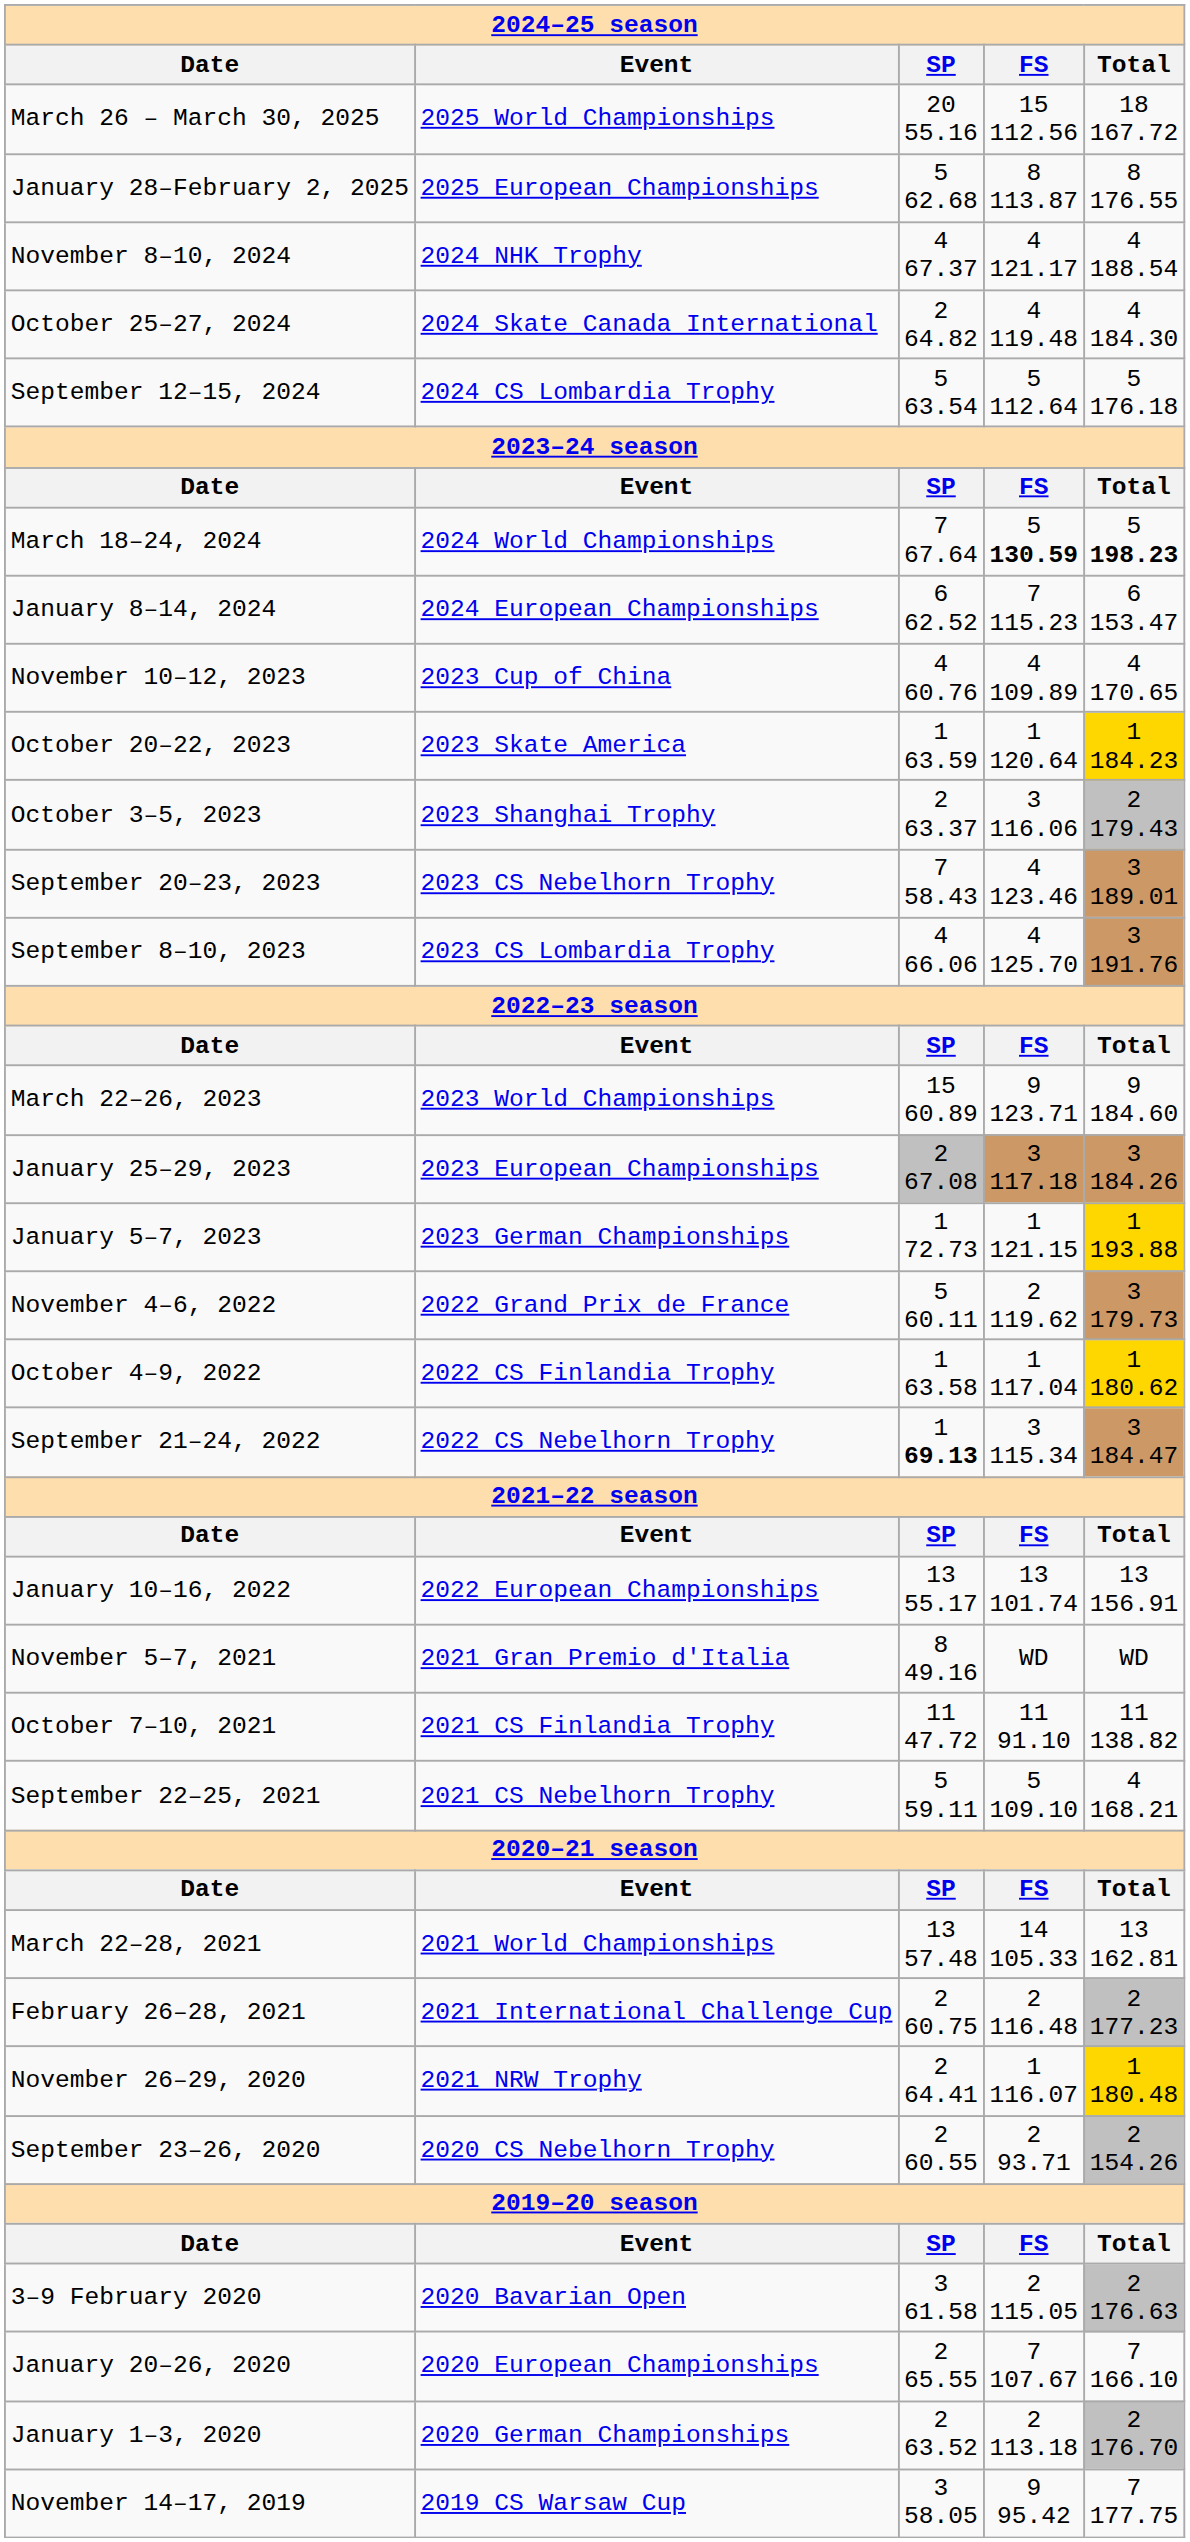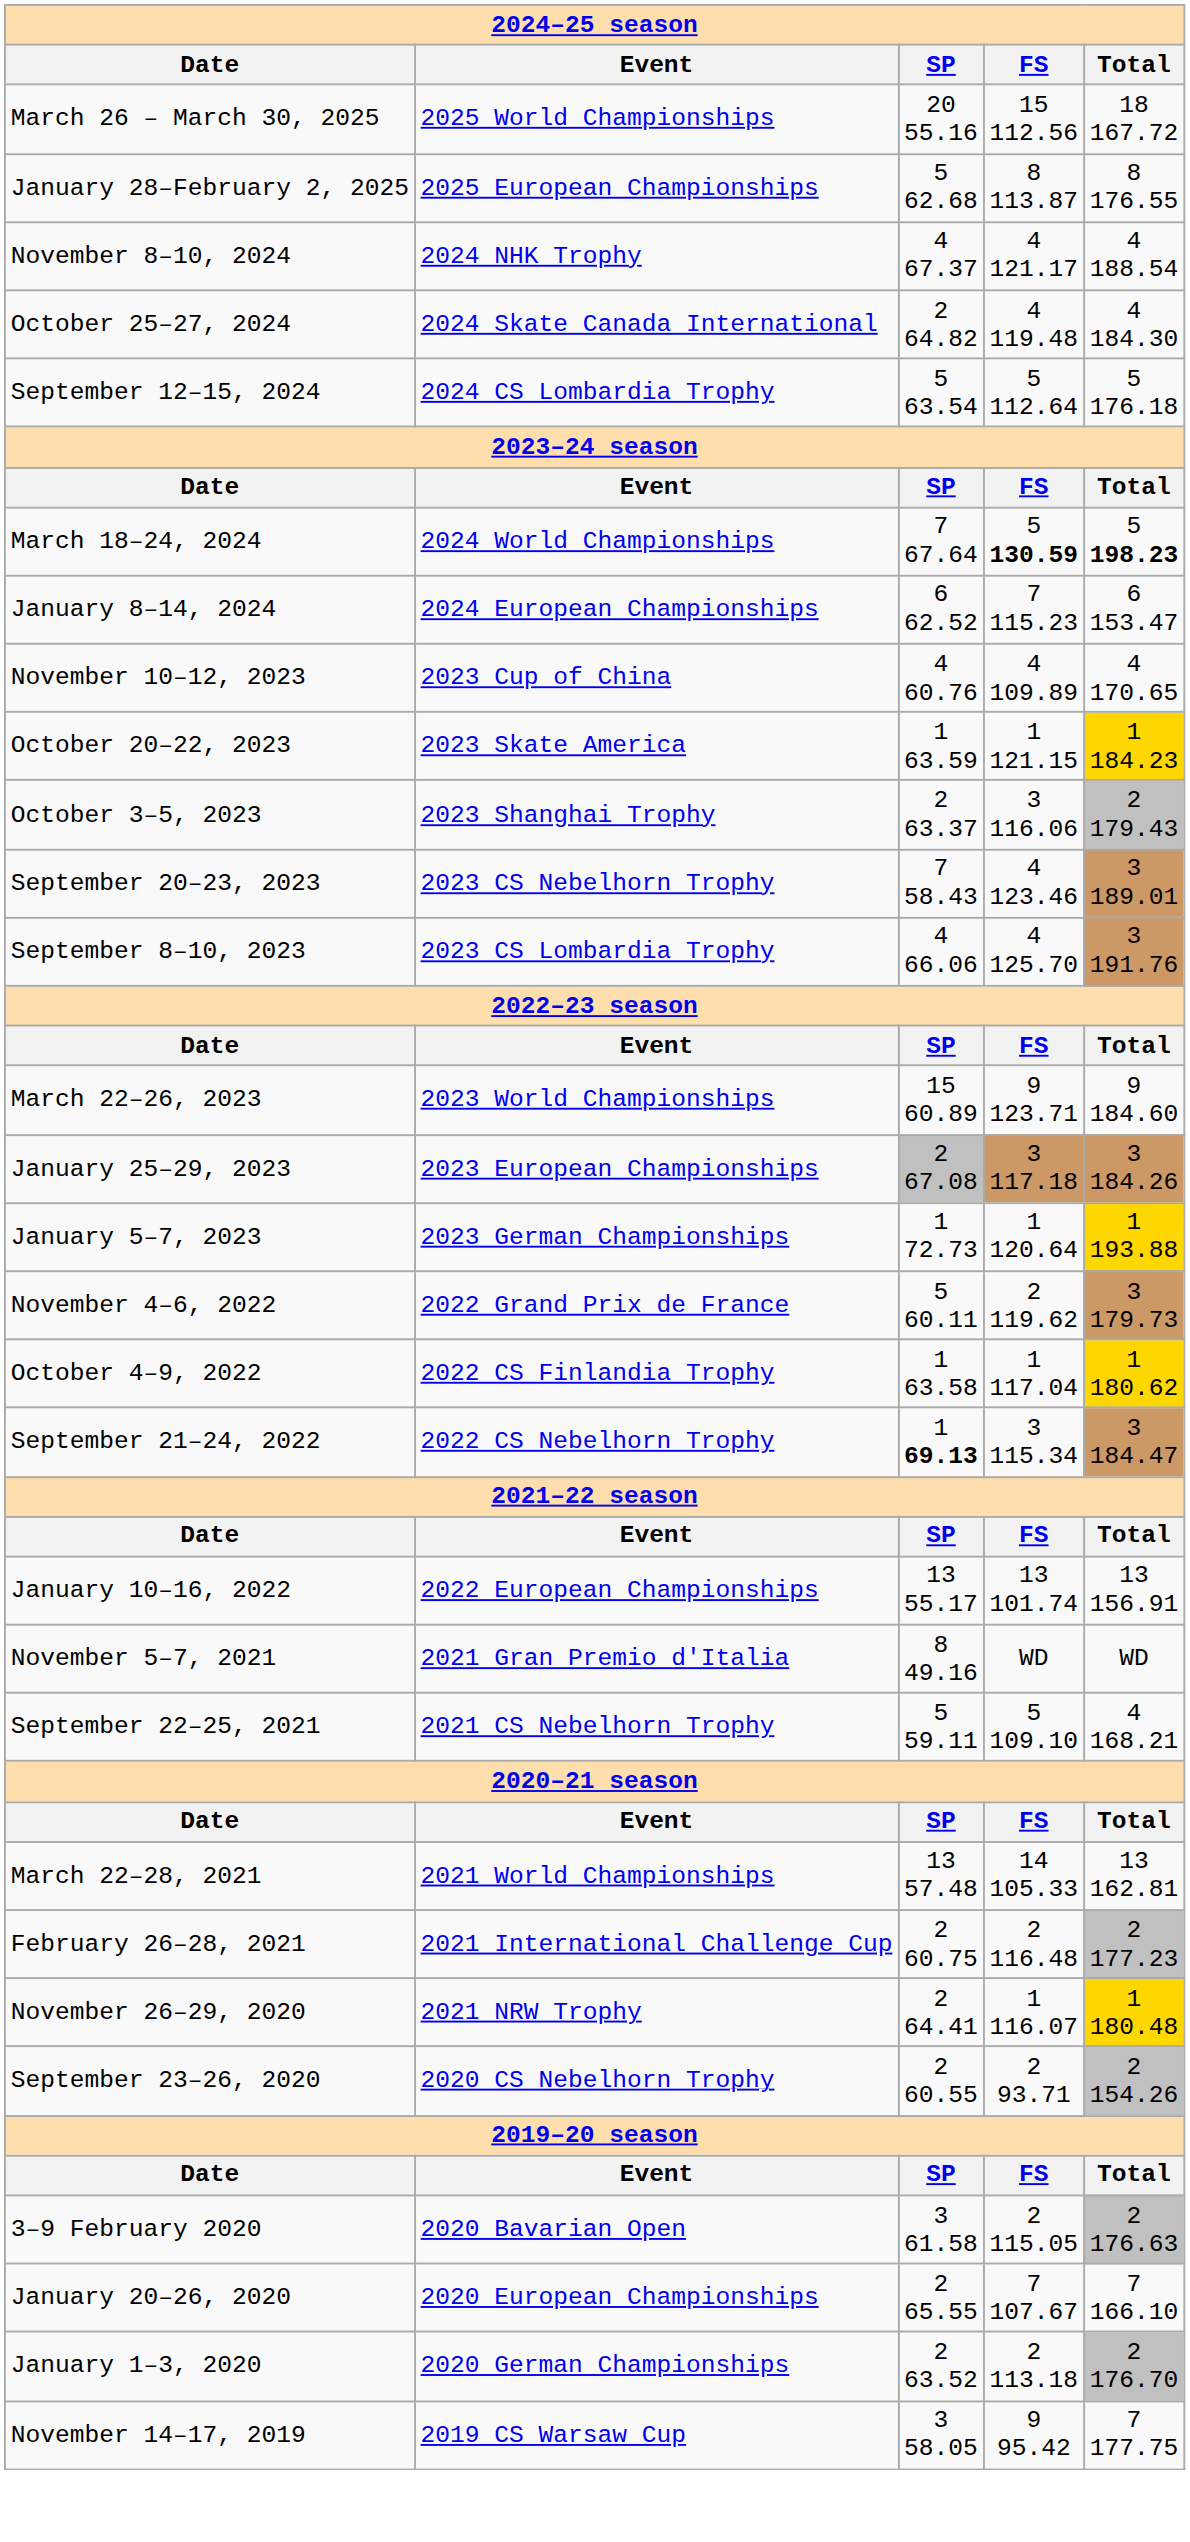(1034, 746) 1 120.64 -> (1034, 746) 1 121.15
(1034, 1237) 1 121.15 -> (1034, 1237) 1 120.64
- row: (144, 1727)
